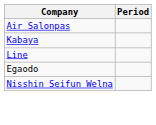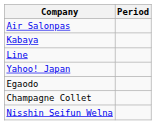+ row: (38, 69)
+ row: (49, 98)
